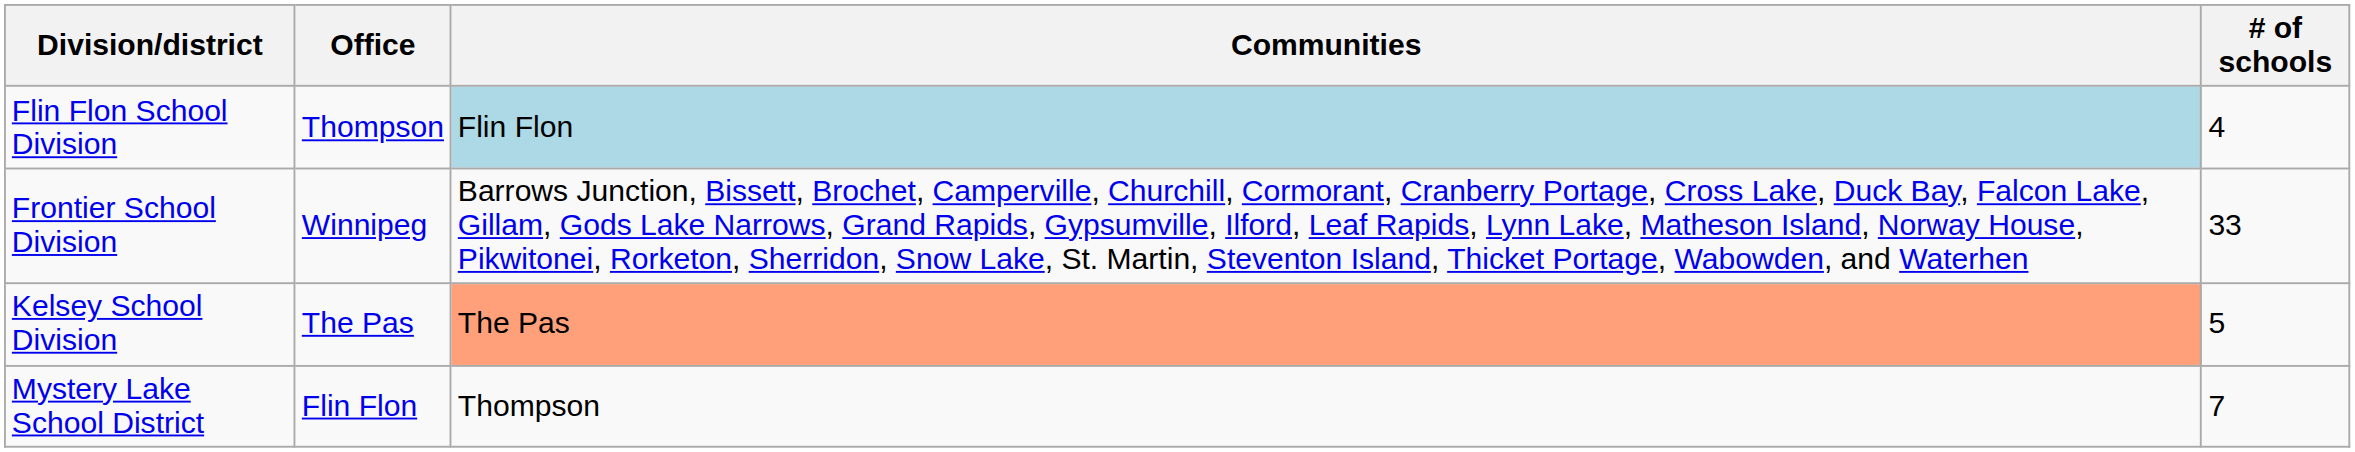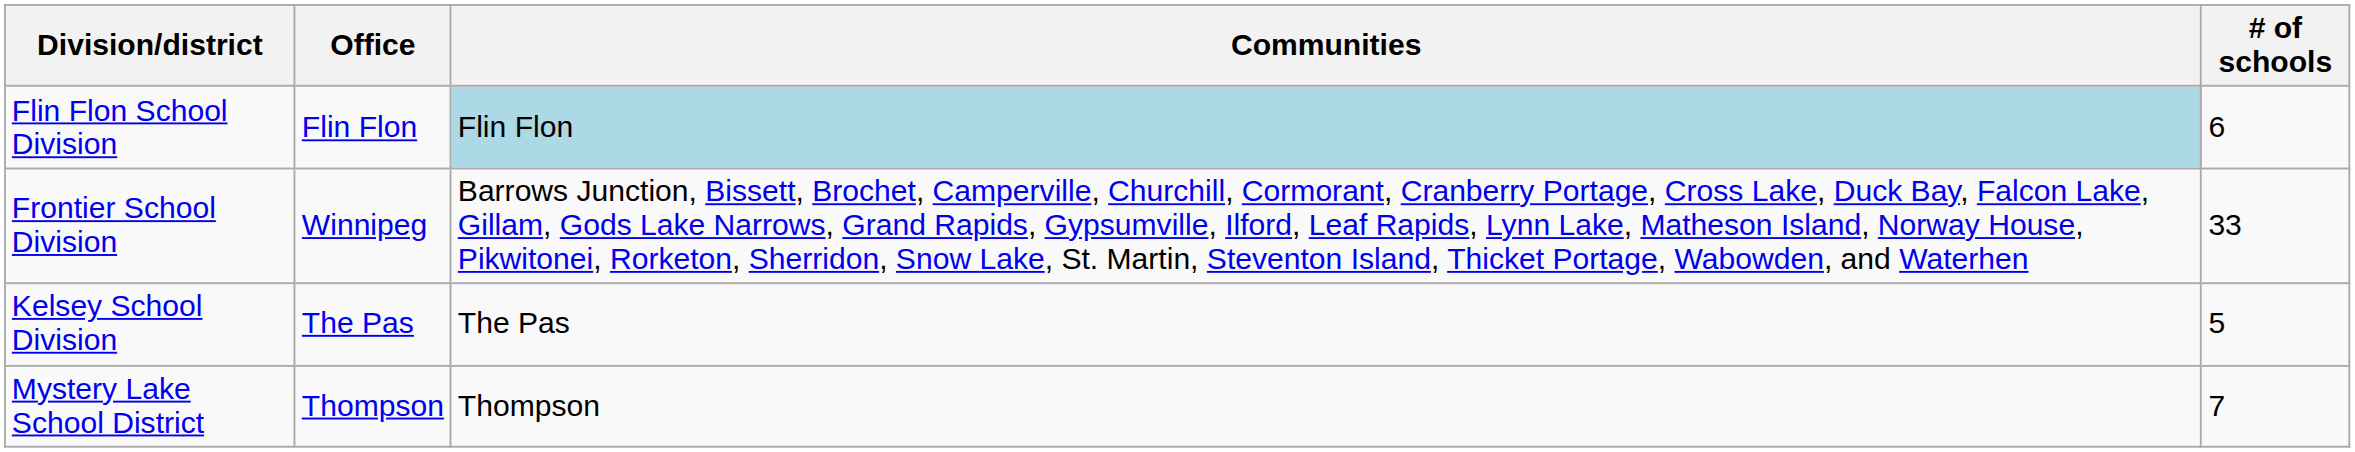(373, 126) Thompson -> (360, 126) Flin Flon
(2217, 126) 4 -> (2217, 126) 6
(514, 323) lightsalmon background -> (514, 323) no background
(360, 405) Flin Flon -> (373, 405) Thompson
